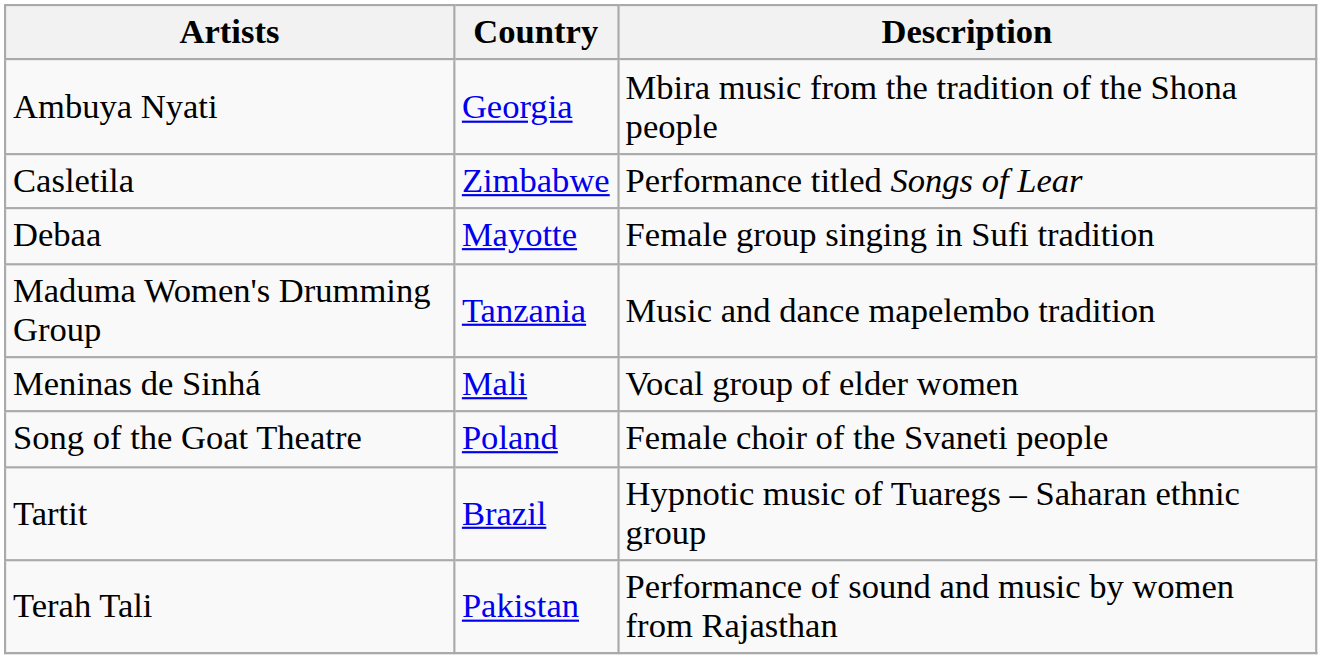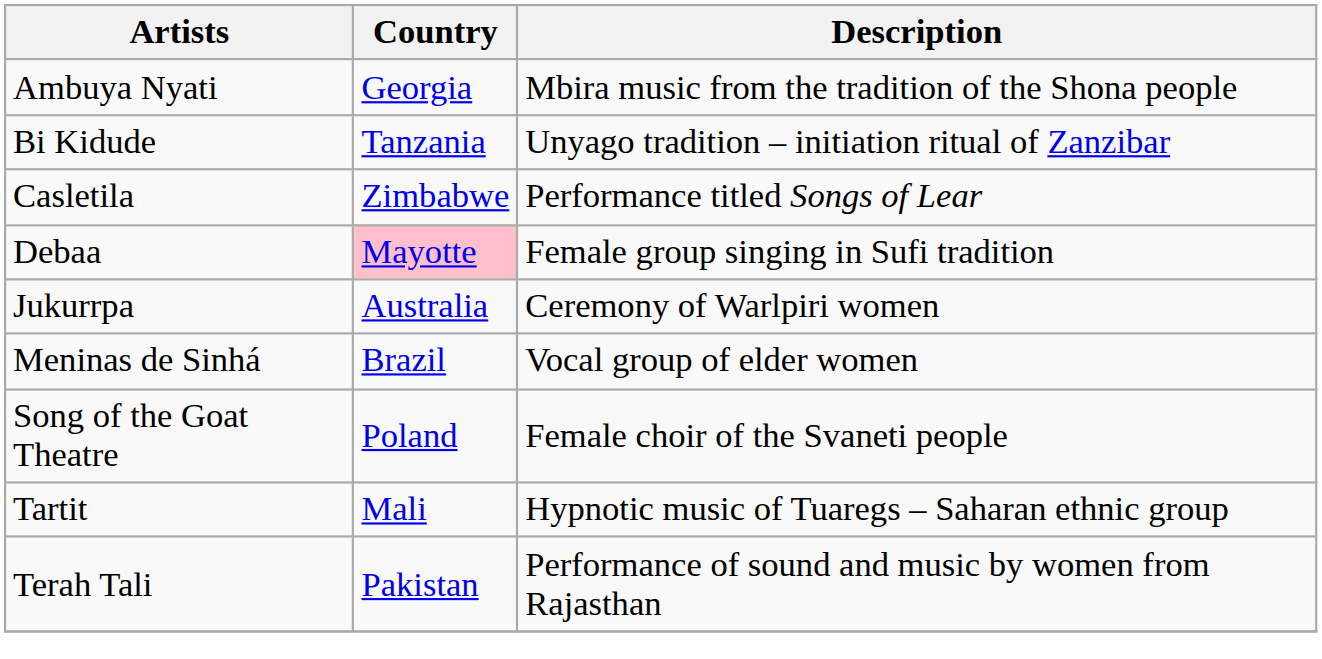+ row: (85, 141)
(519, 235) no background -> (419, 251) pink background
+ row: (74, 305)
- row: (222, 309)
(495, 383) Mali -> (404, 360) Brazil
(504, 512) Brazil -> (394, 509) Mali
